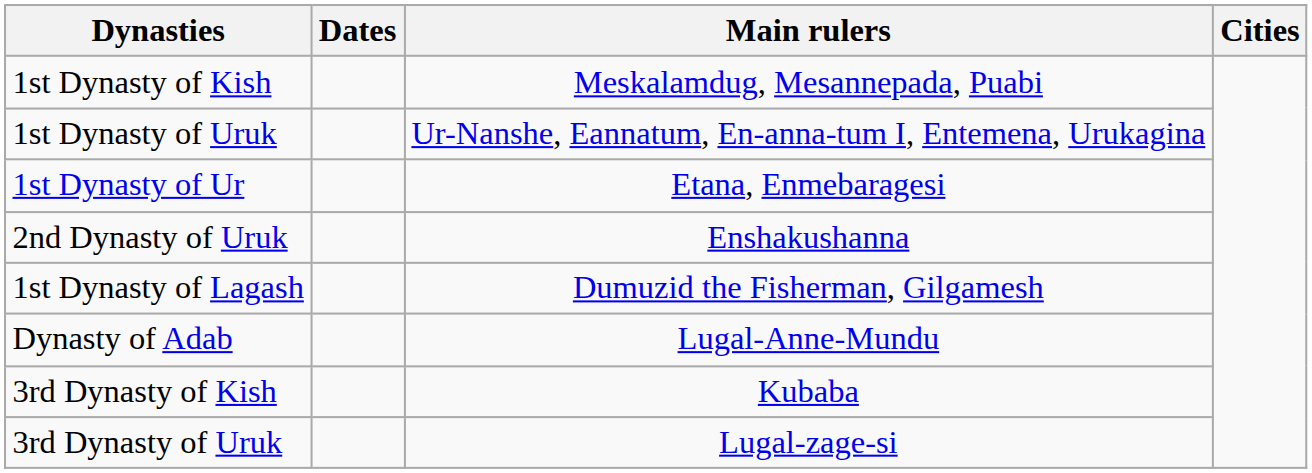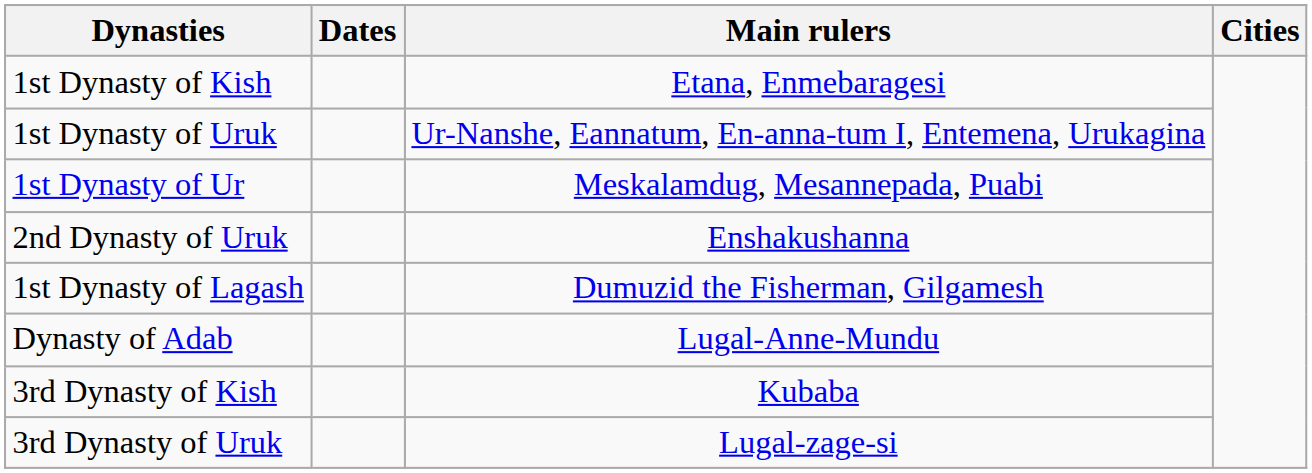(808, 81) Meskalamdug, Mesannepada, Puabi -> (808, 81) Etana, Enmebaragesi
(808, 184) Etana, Enmebaragesi -> (808, 184) Meskalamdug, Mesannepada, Puabi
